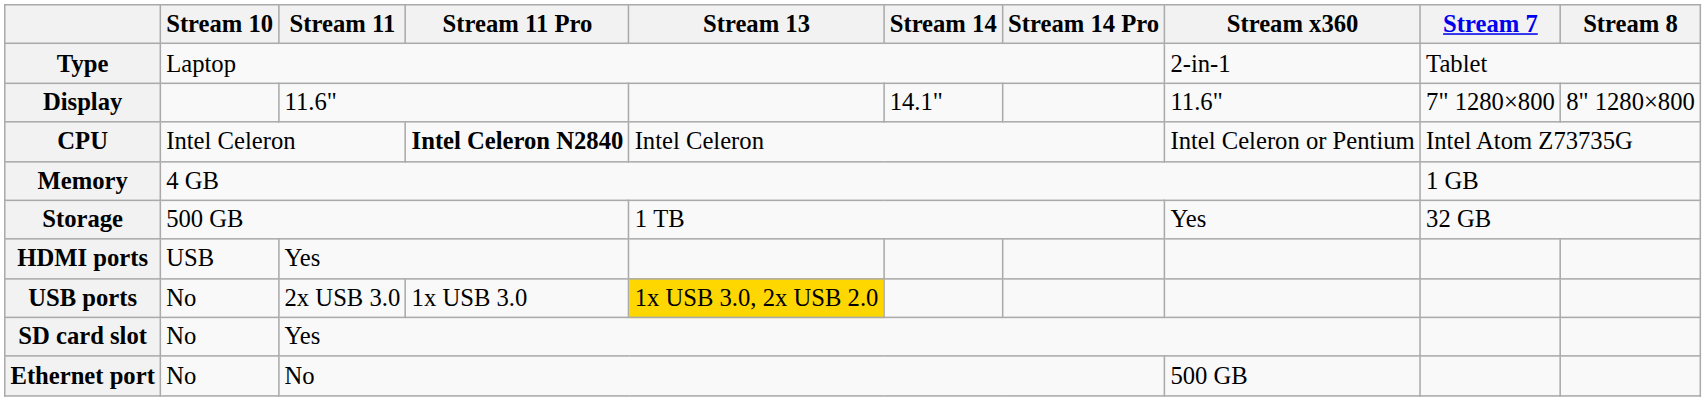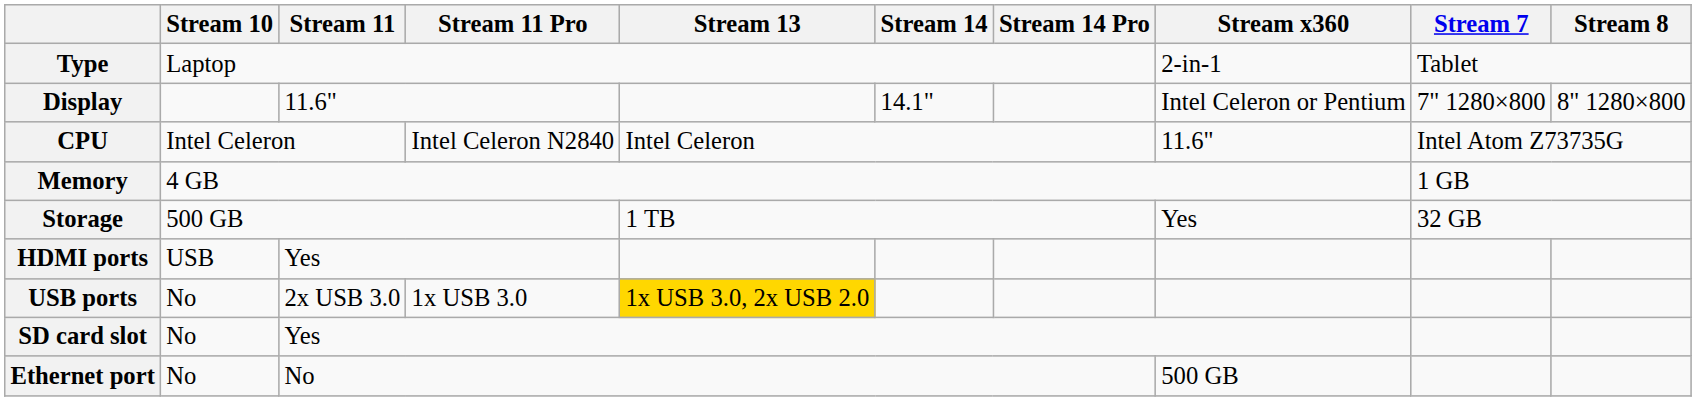(1197, 102) 11.6" -> (1283, 102) Intel Celeron or Pentium
(517, 141) bold -> (513, 141) normal
(1293, 141) Intel Celeron or Pentium -> (1187, 141) 11.6"
